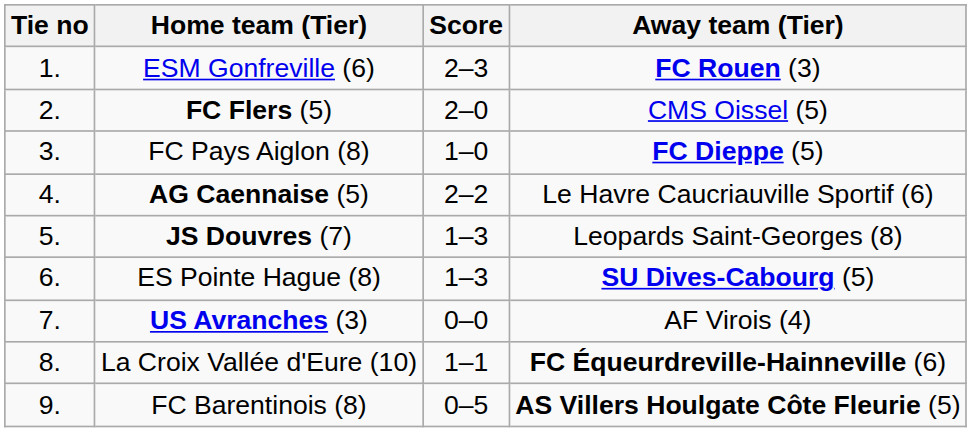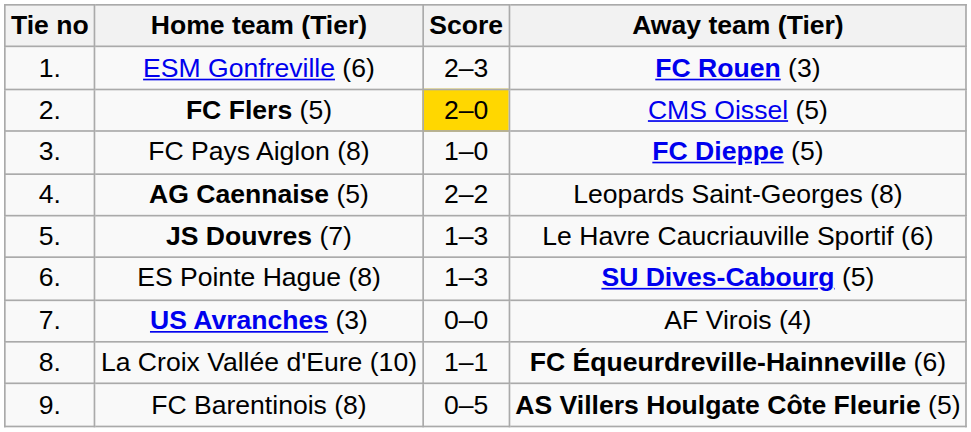(466, 109) no background -> (466, 109) gold background
(738, 194) Le Havre Caucriauville Sportif (6) -> (738, 194) Leopards Saint-Georges (8)
(738, 236) Leopards Saint-Georges (8) -> (738, 236) Le Havre Caucriauville Sportif (6)
